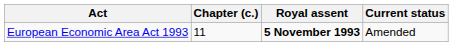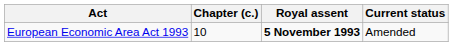(200, 32) 11 -> (200, 32) 10
